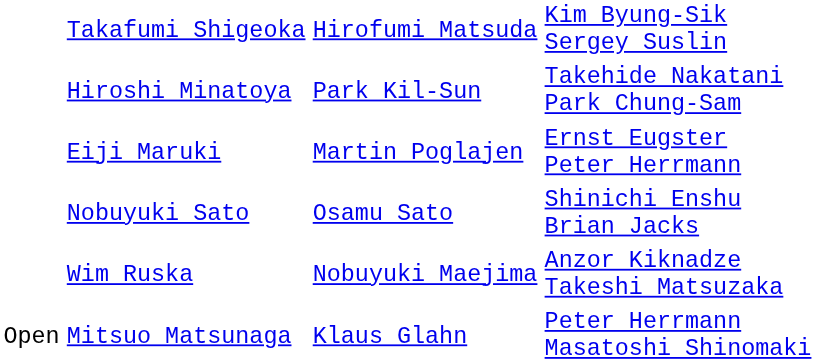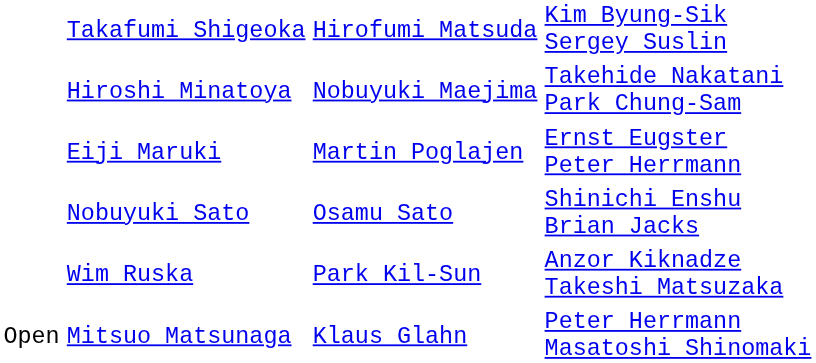(397, 91) Park Kil-Sun -> (425, 91) Nobuyuki Maejima
(425, 274) Nobuyuki Maejima -> (397, 274) Park Kil-Sun
